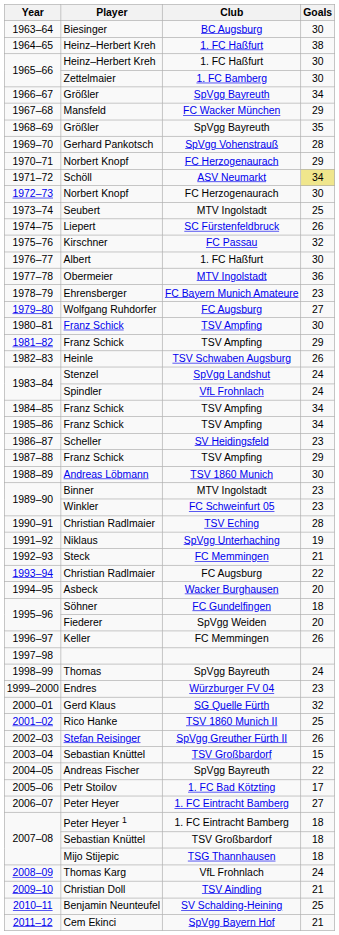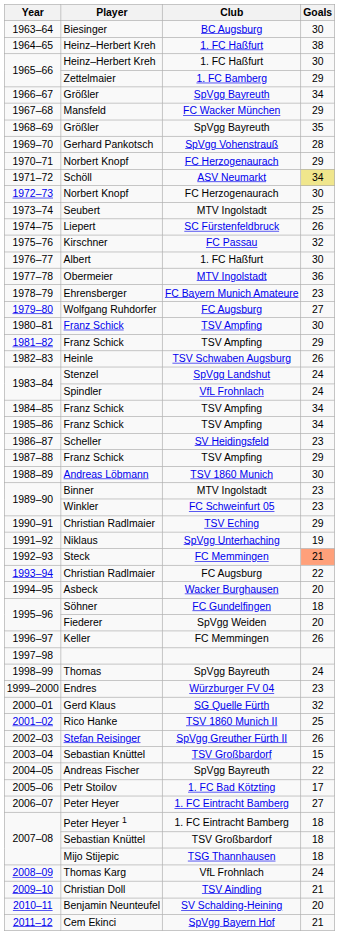(318, 78) 30 -> (318, 78) 29
(318, 524) 28 -> (318, 524) 29
(318, 557) no background -> (318, 557) lightsalmon background
(318, 906) 25 -> (318, 906) 20
